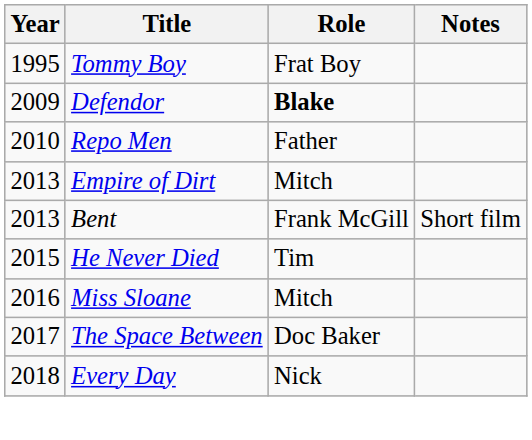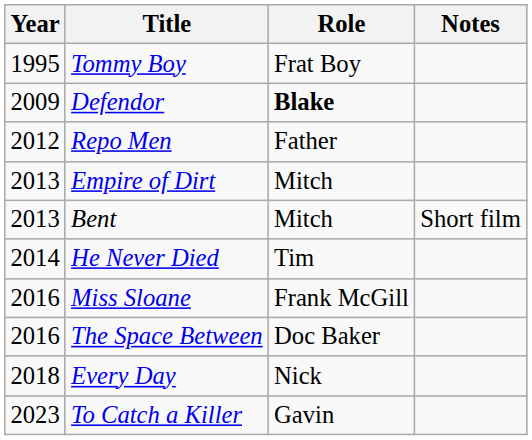(35, 141) 2010 -> (35, 141) 2012
(341, 219) Frank McGill -> (303, 219) Mitch
(35, 258) 2015 -> (35, 258) 2014
(303, 297) Mitch -> (341, 297) Frank McGill
(35, 336) 2017 -> (35, 336) 2016
+ row: (157, 414)
